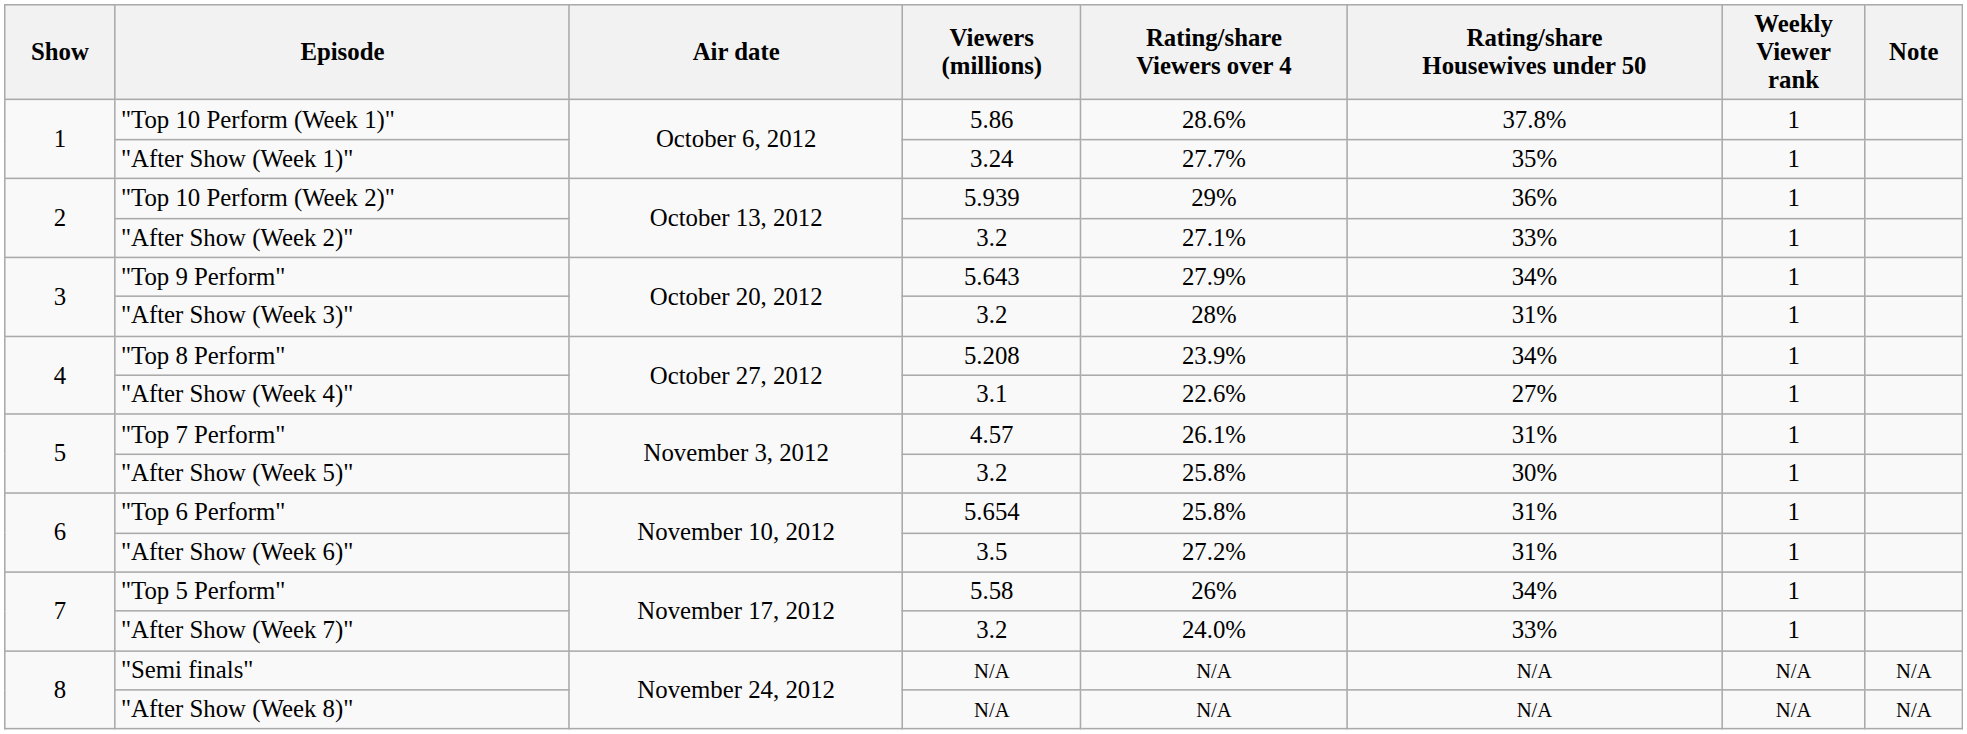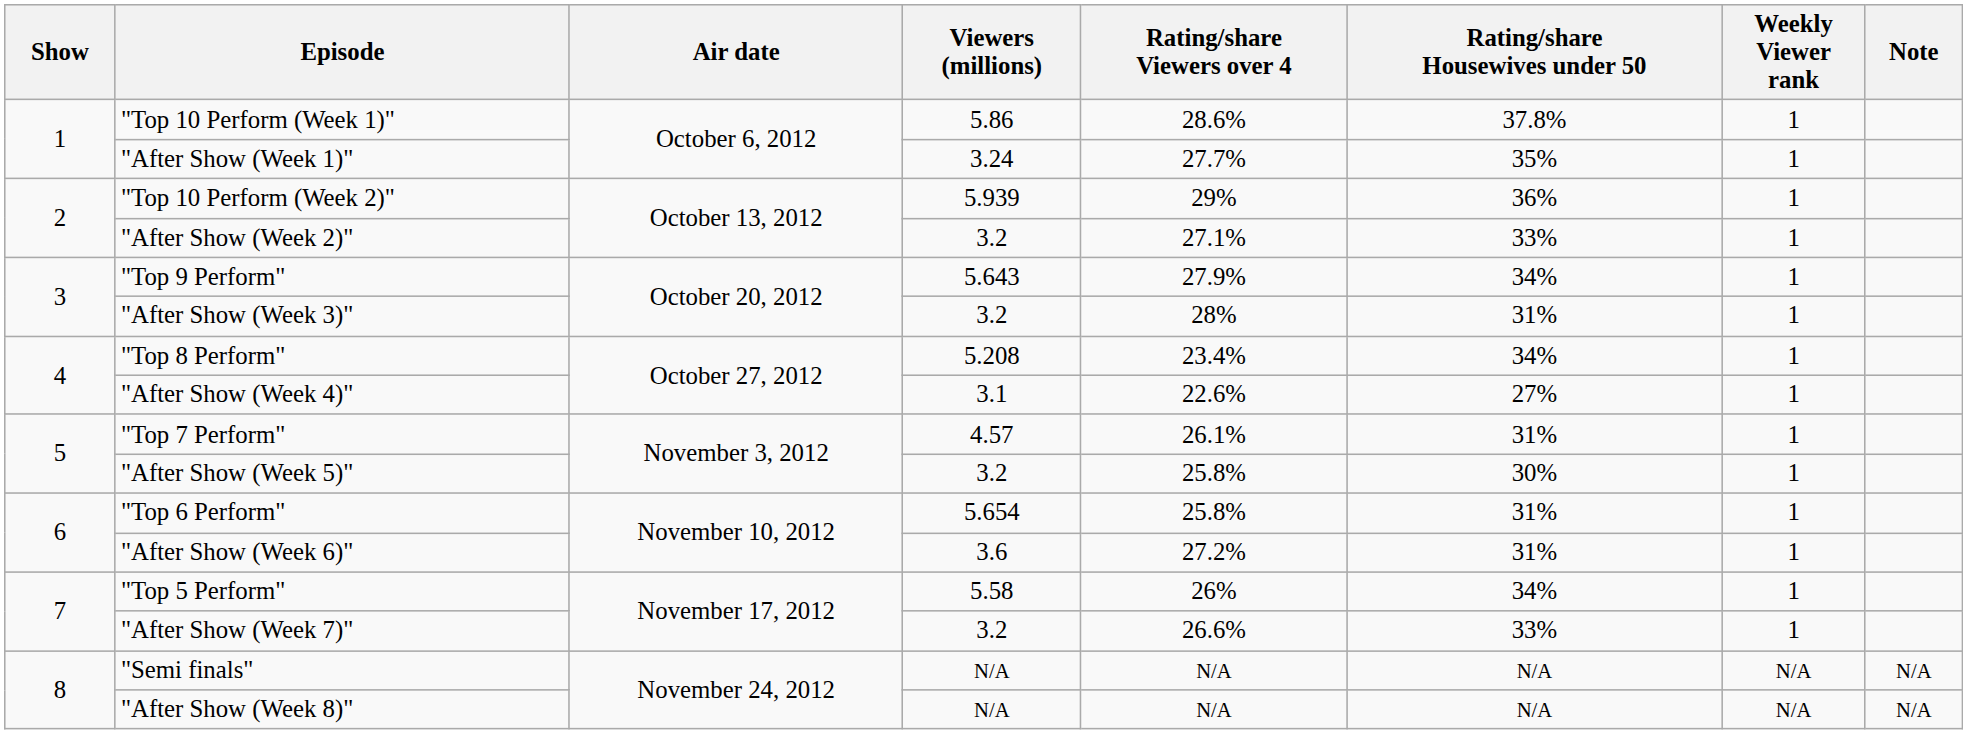(1214, 355) 23.9% -> (1214, 355) 23.4%
(992, 551) 3.5 -> (992, 551) 3.6
(1214, 630) 24.0% -> (1214, 630) 26.6%
